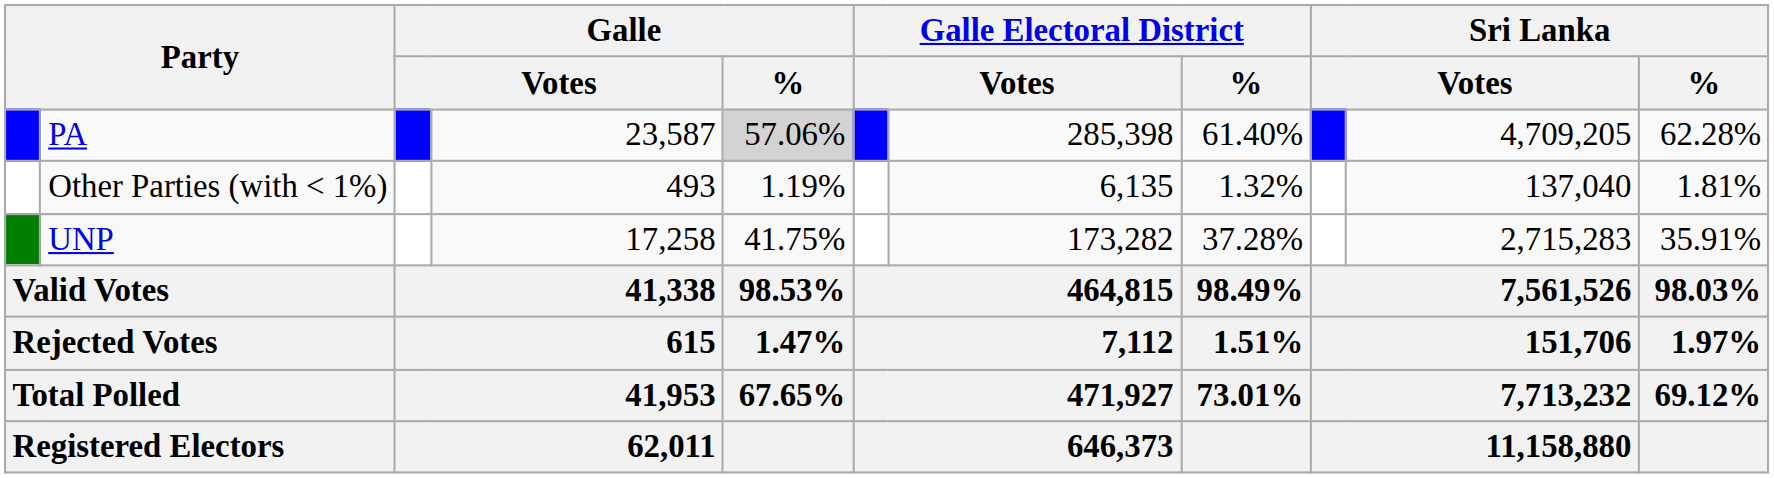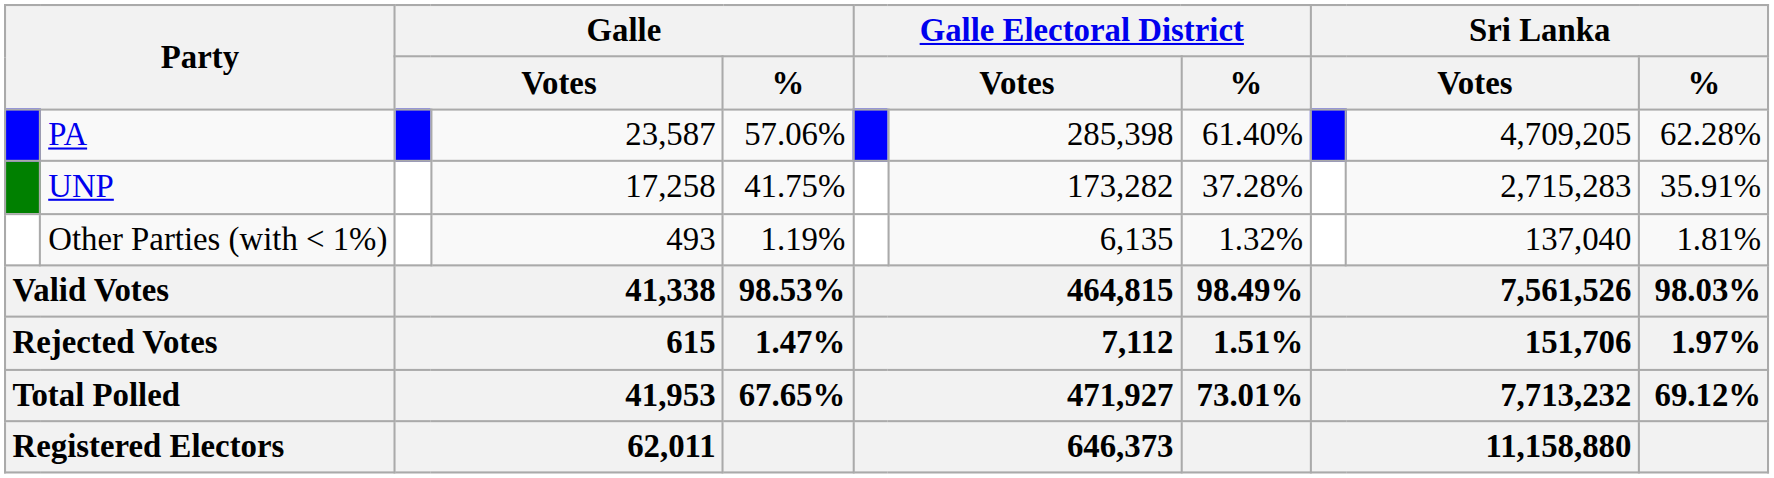(795, 134) lightgrey background -> (795, 134) no background
rows swapped: (81, 238) <-> (218, 186)
